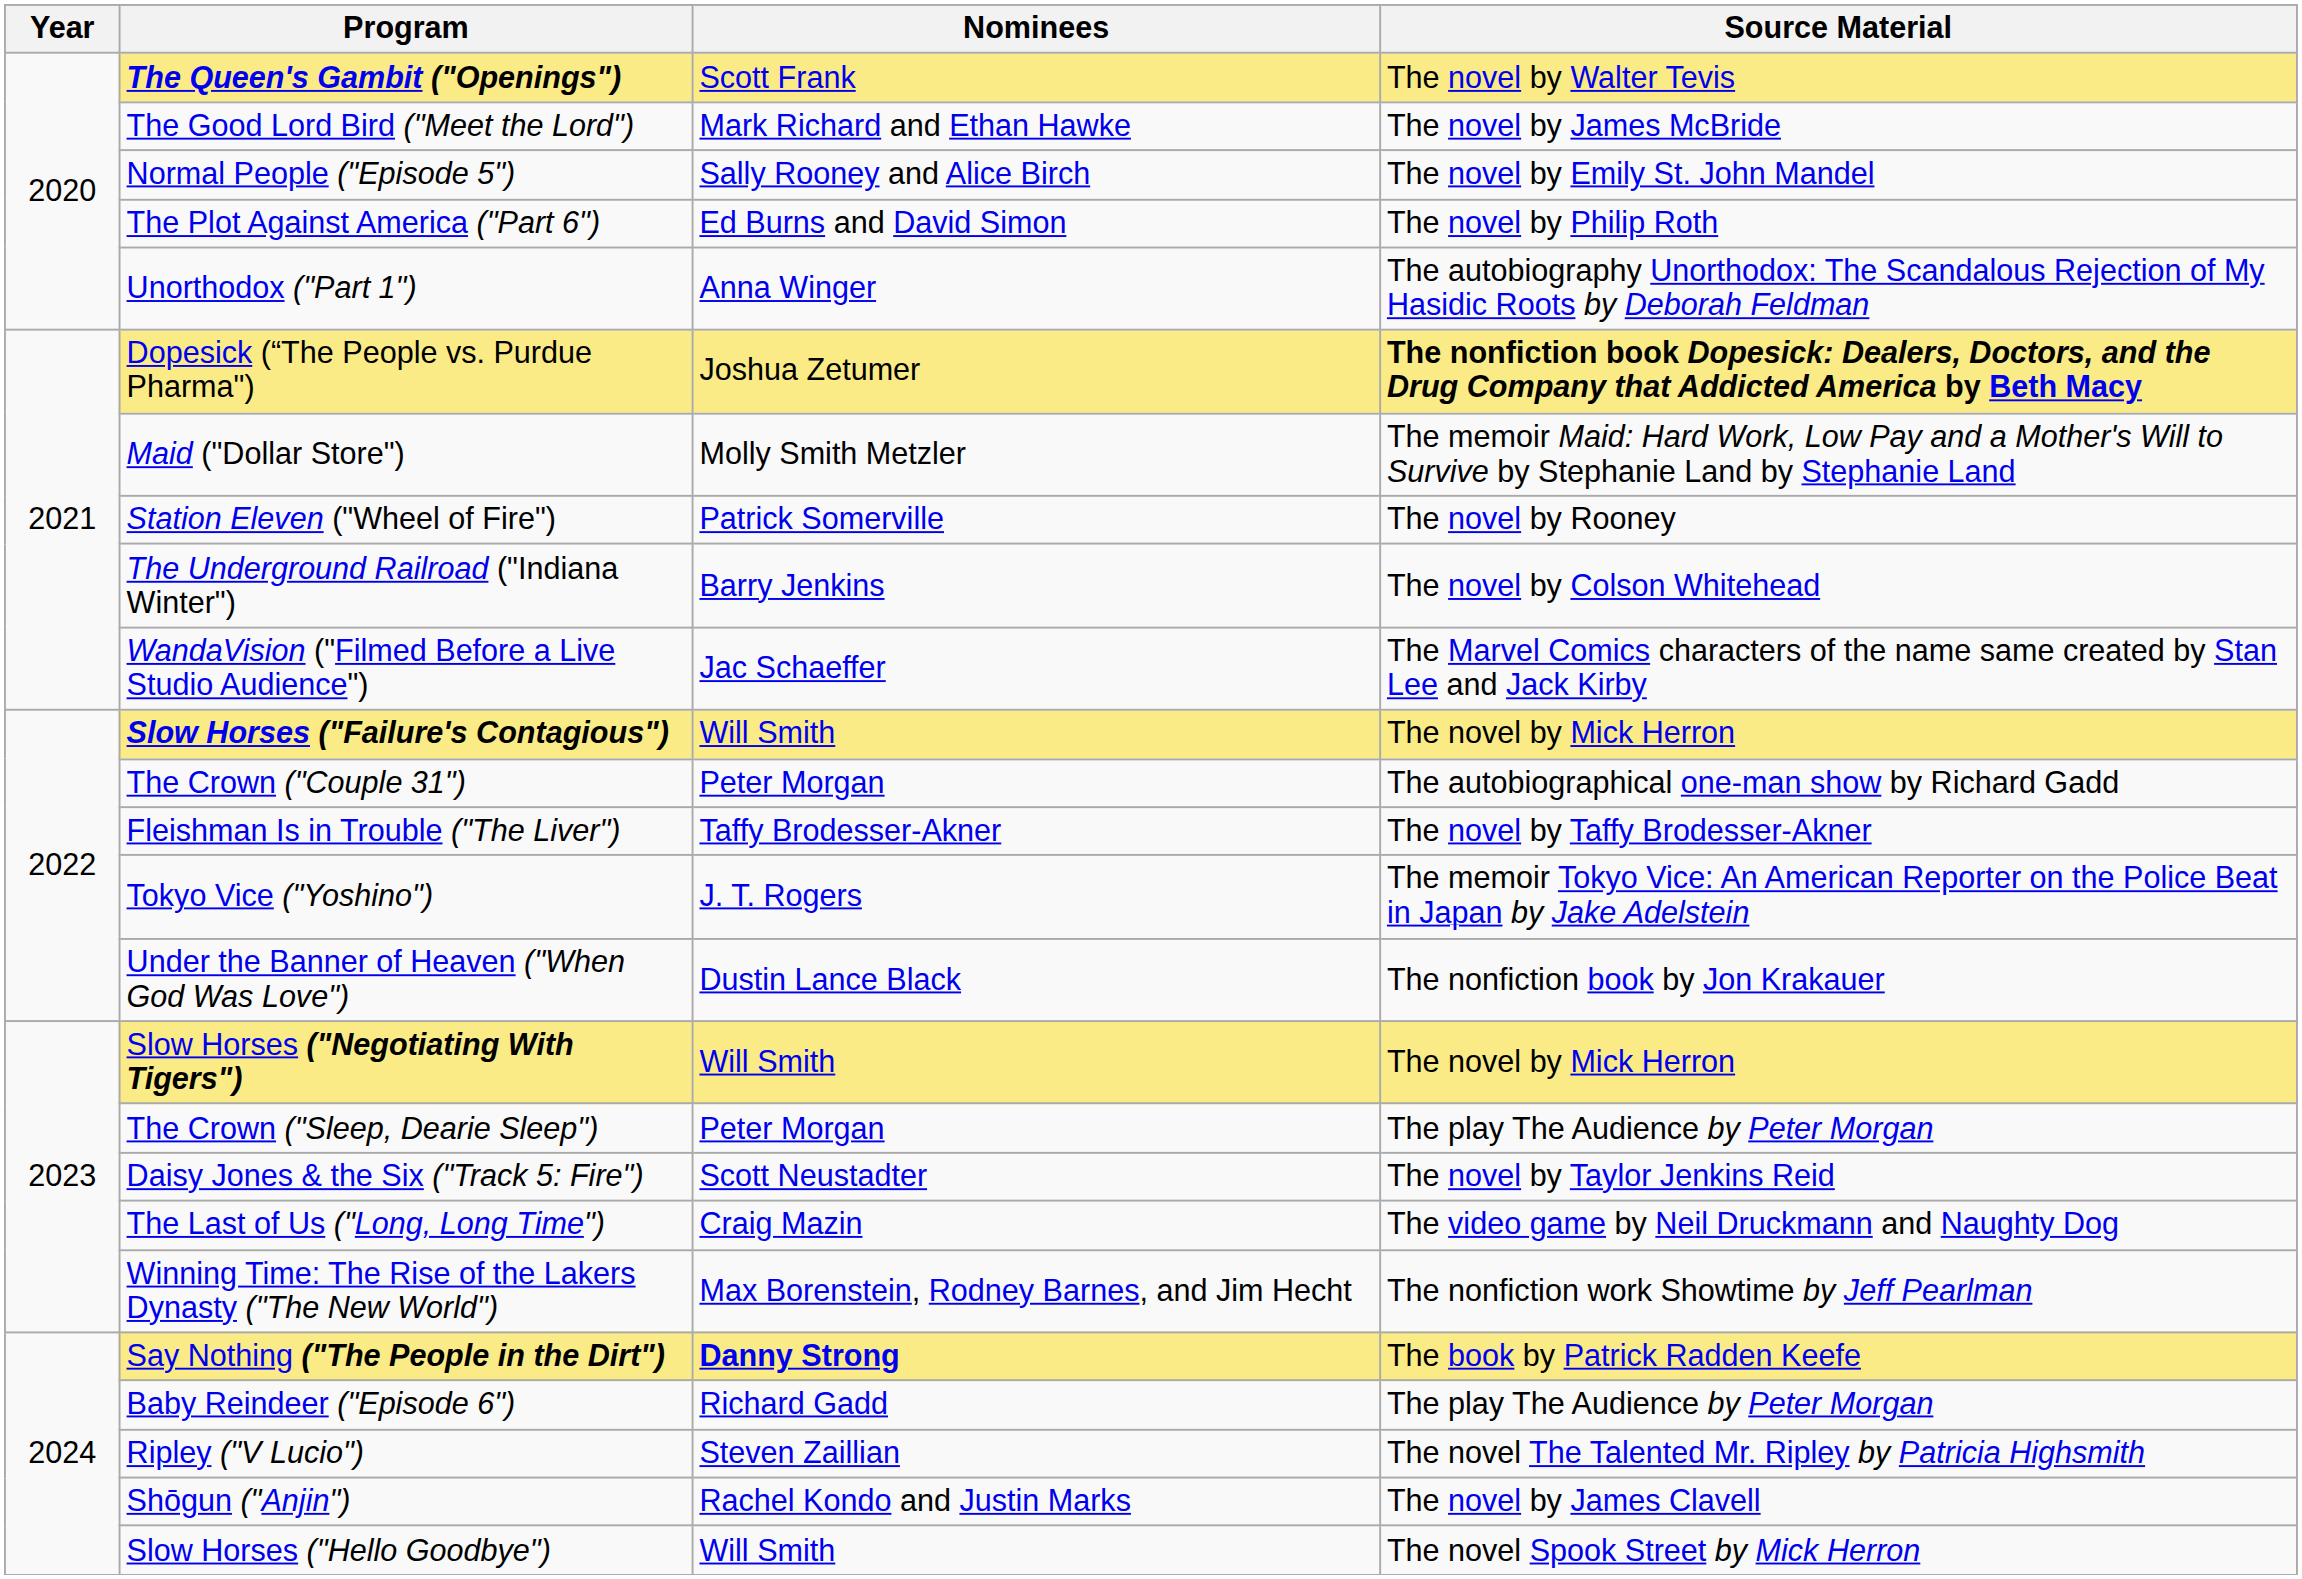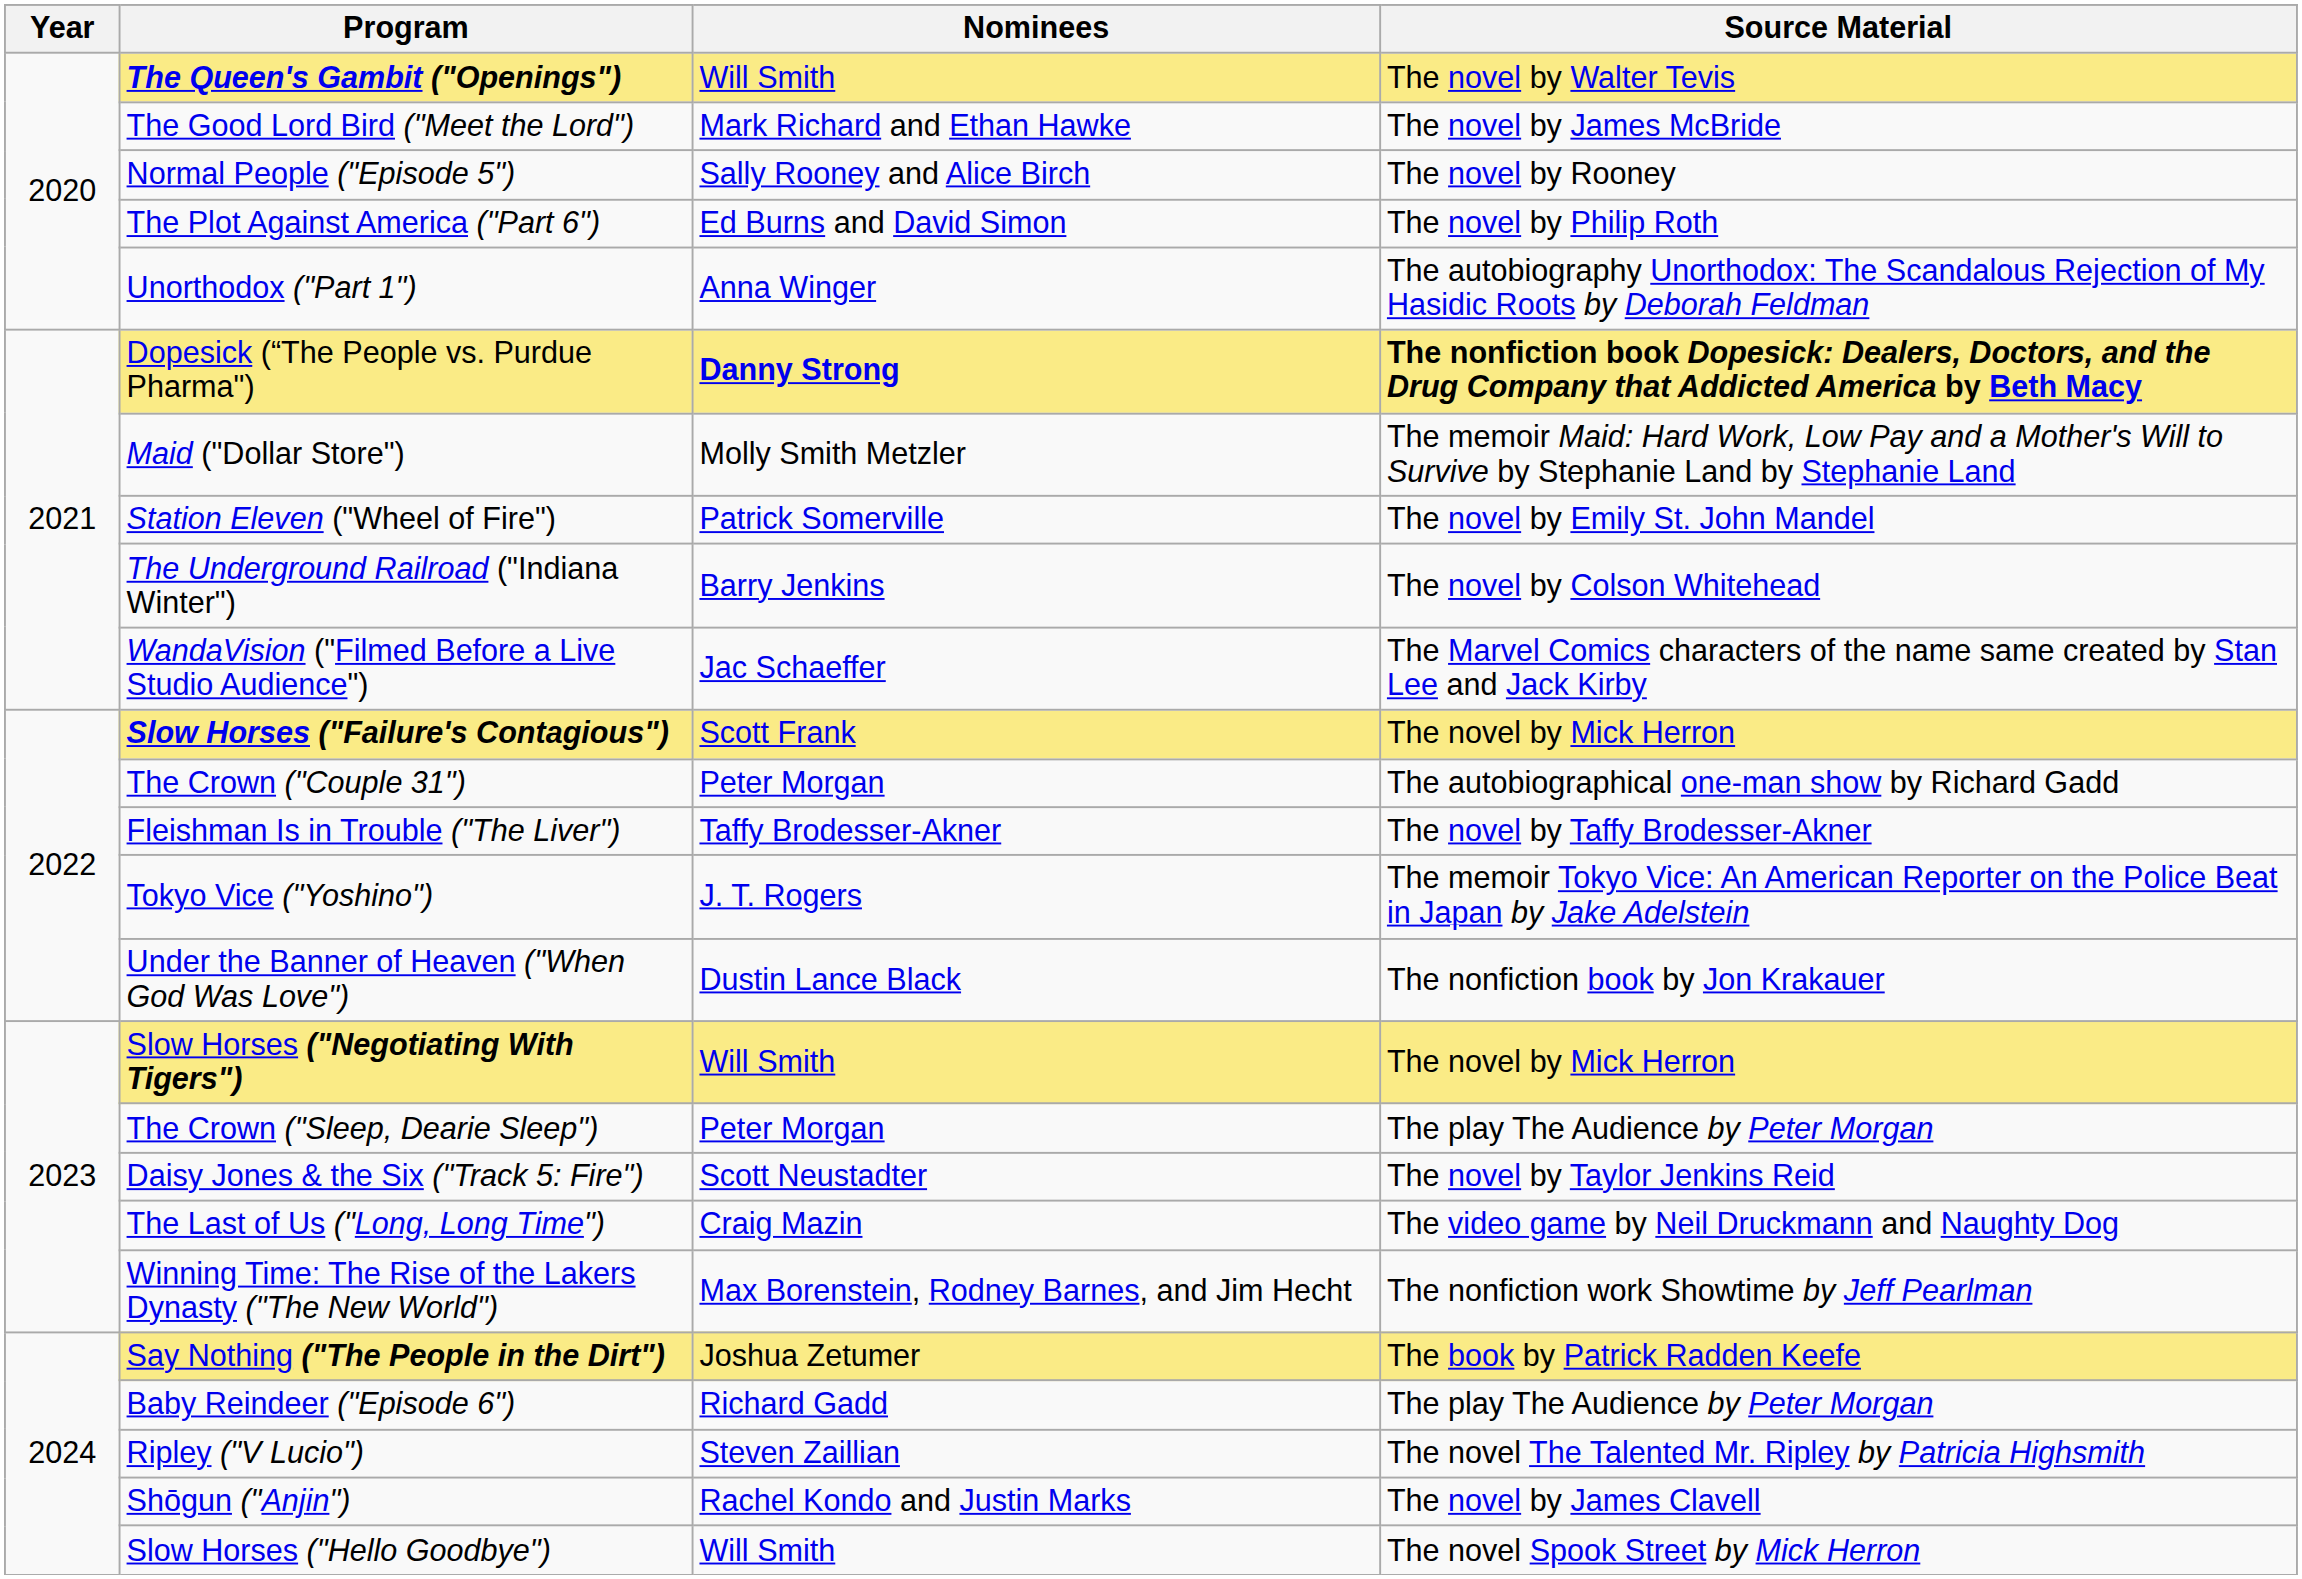(778, 77) Scott Frank -> (767, 77) Will Smith
(1631, 174) The novel by Emily St. John Mandel -> (1531, 174) The novel by Rooney
(810, 371) Joshua Zetumer -> (800, 371) Danny Strong
(1531, 519) The novel by Rooney -> (1631, 519) The novel by Emily St. John Mandel
(767, 733) Will Smith -> (778, 733) Scott Frank
(800, 1355) Danny Strong -> (810, 1355) Joshua Zetumer
